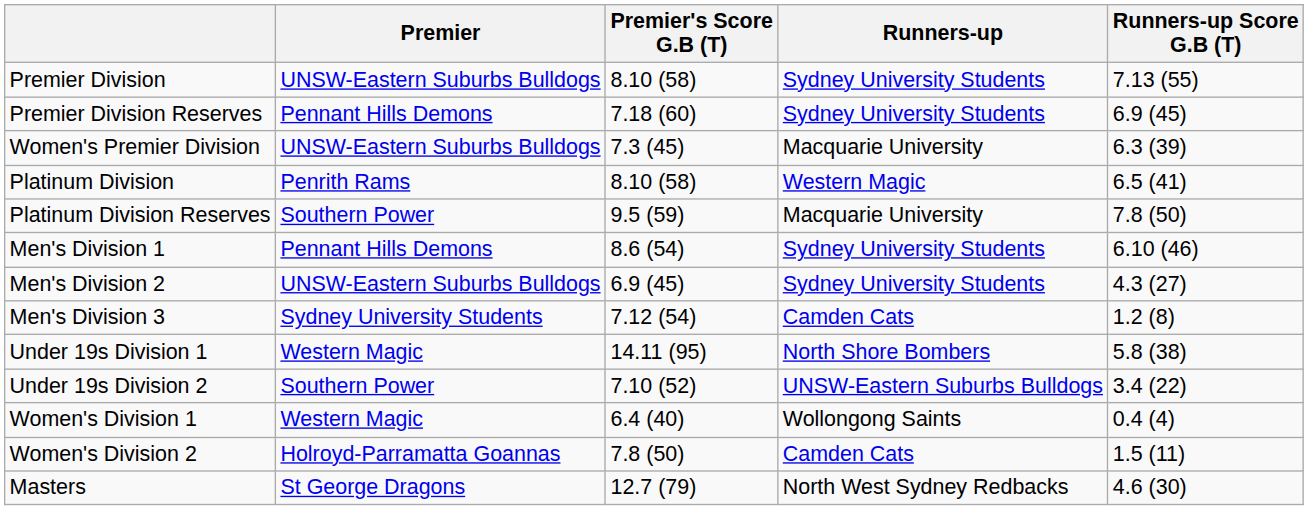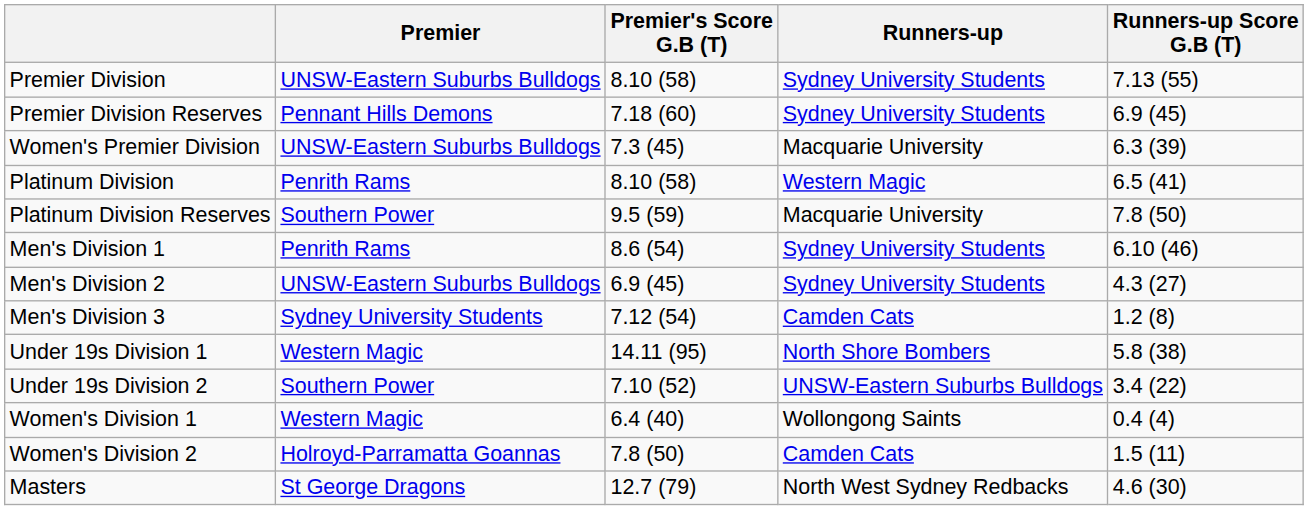(386, 249) Pennant Hills Demons -> (345, 249) Penrith Rams
